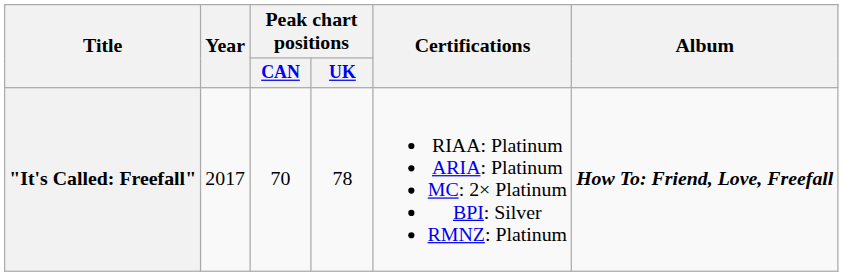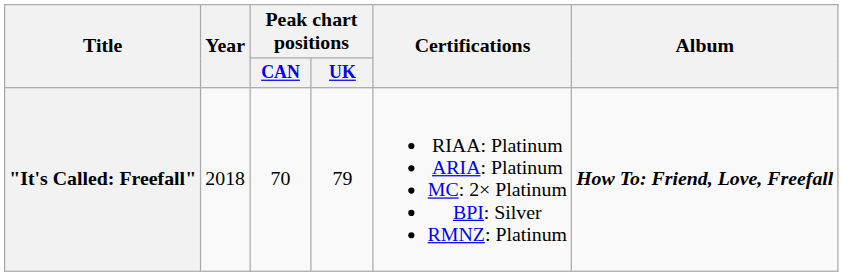(225, 179) 2017 -> (225, 179) 2018
(342, 179) 78 -> (342, 179) 79
